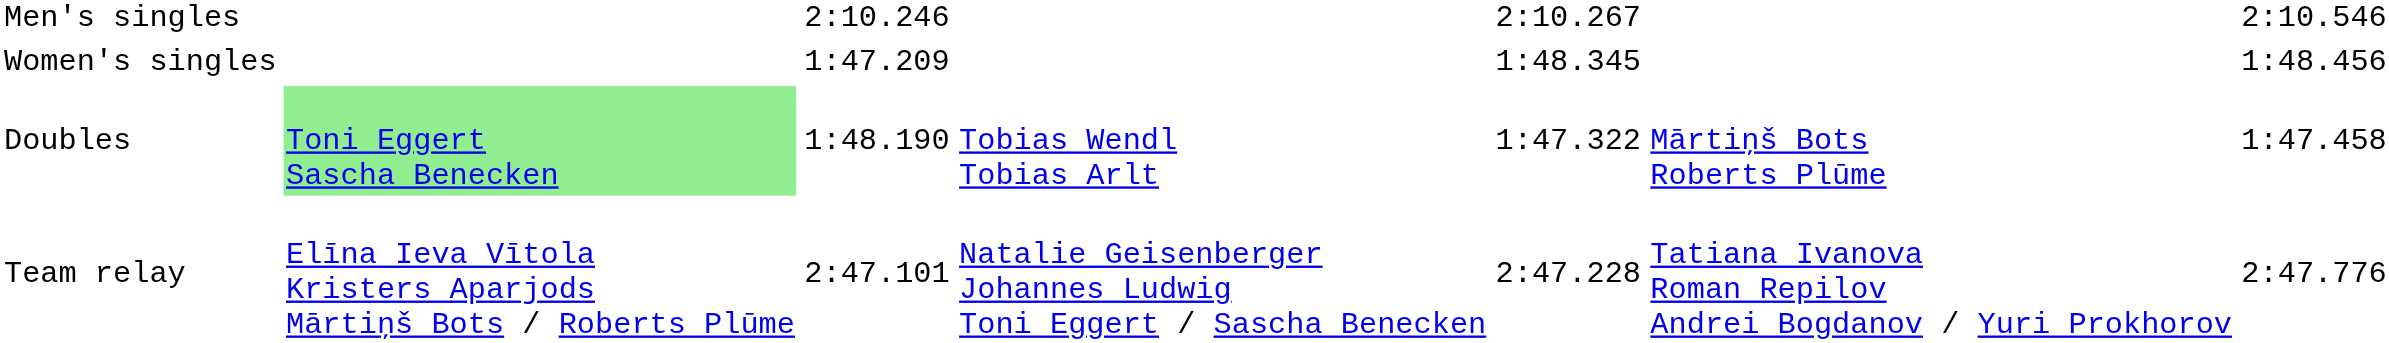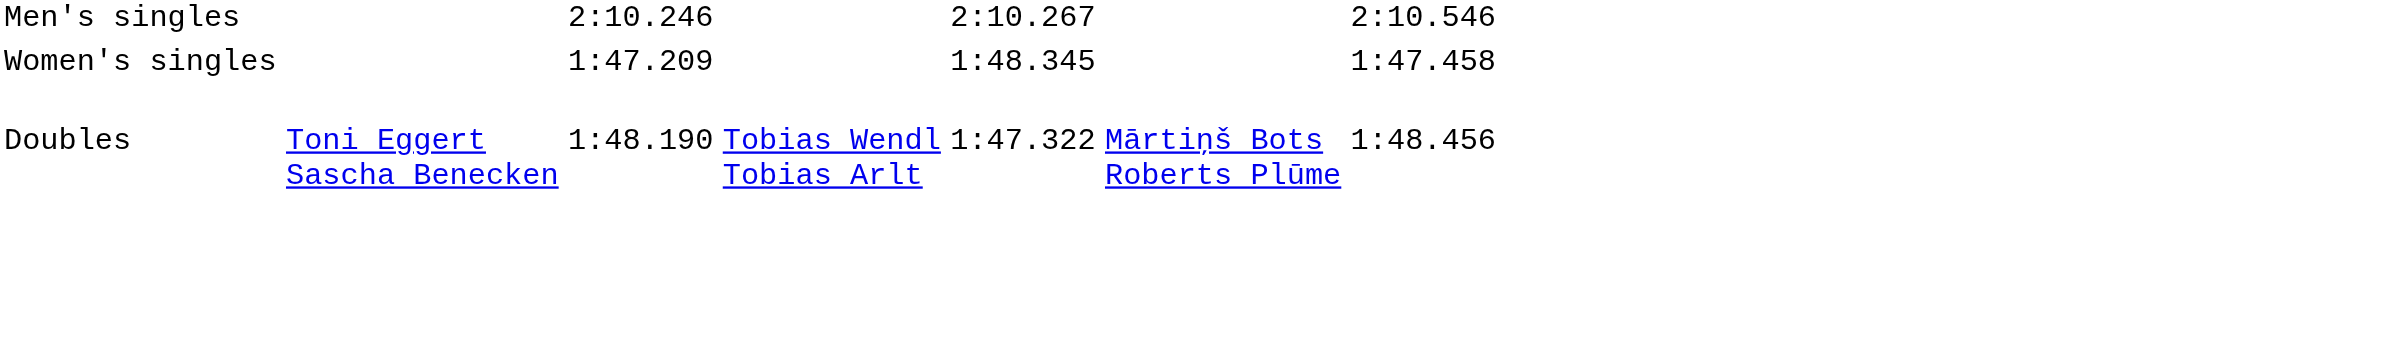(2314, 62) 1:48.456 -> (1423, 62) 1:47.458
(422, 158) lightgreen background -> (422, 158) no background
(2314, 141) 1:47.458 -> (1423, 141) 1:48.456
- row: (95, 273)
